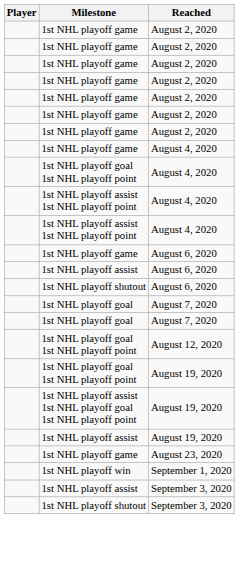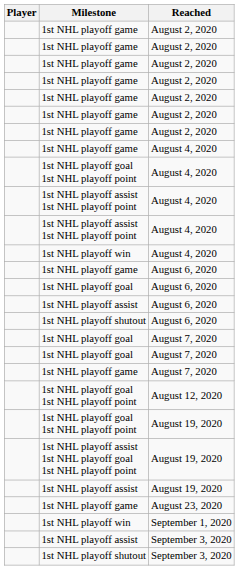+ row: (86, 253)
+ row: (87, 287)
+ row: (90, 372)
